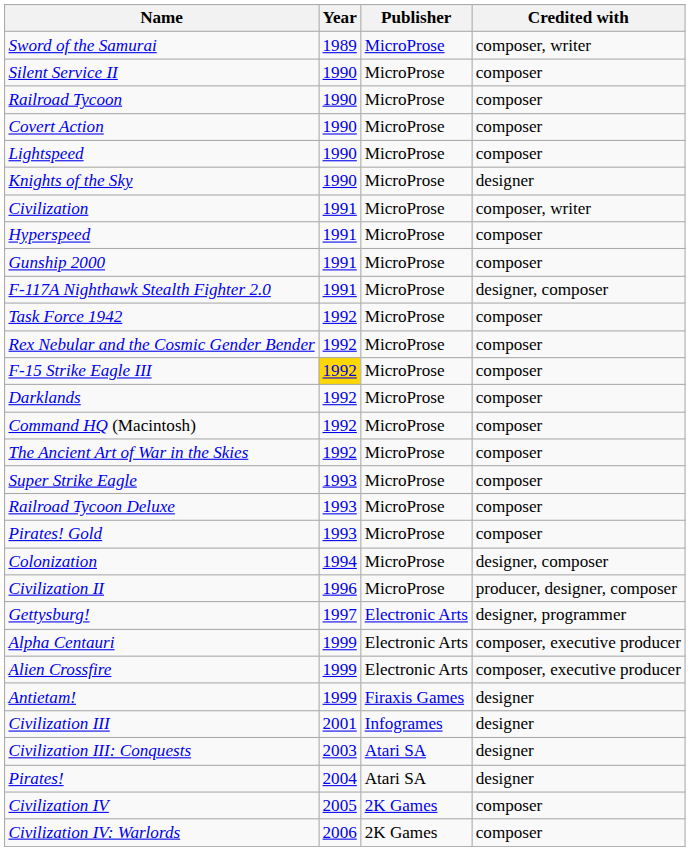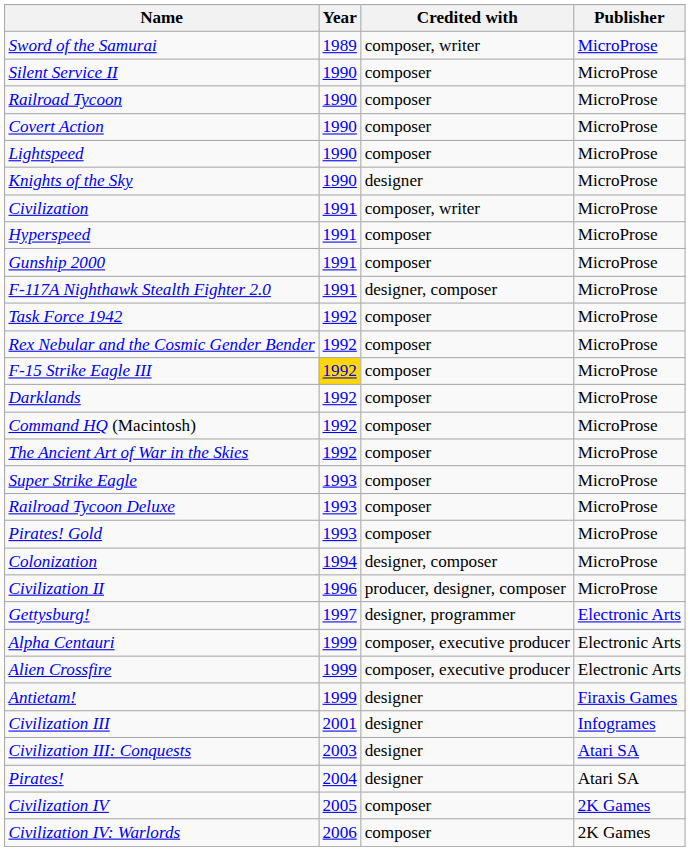columns swapped: (578, 18) <-> (416, 18)
